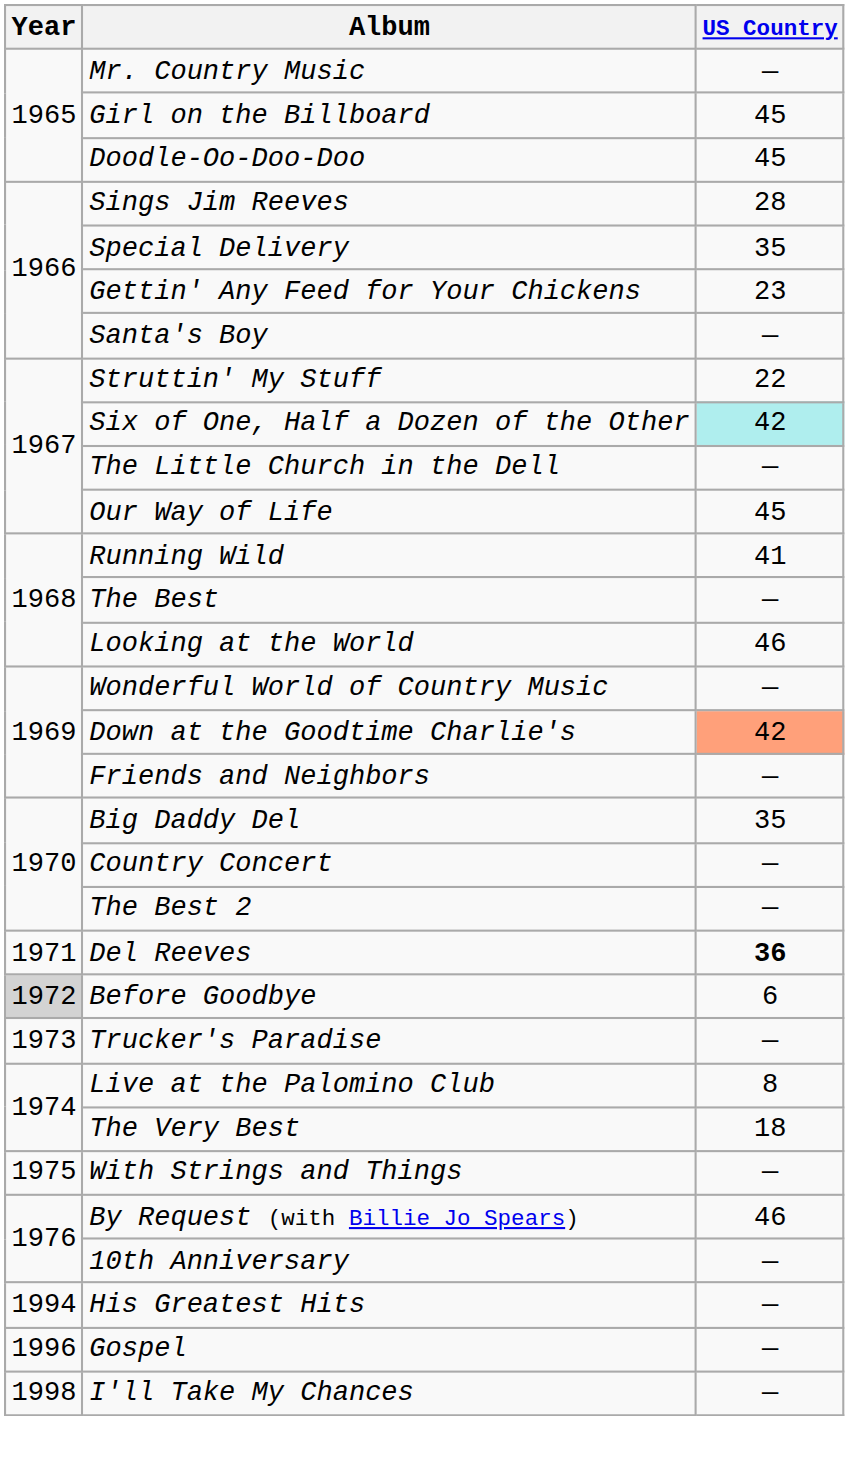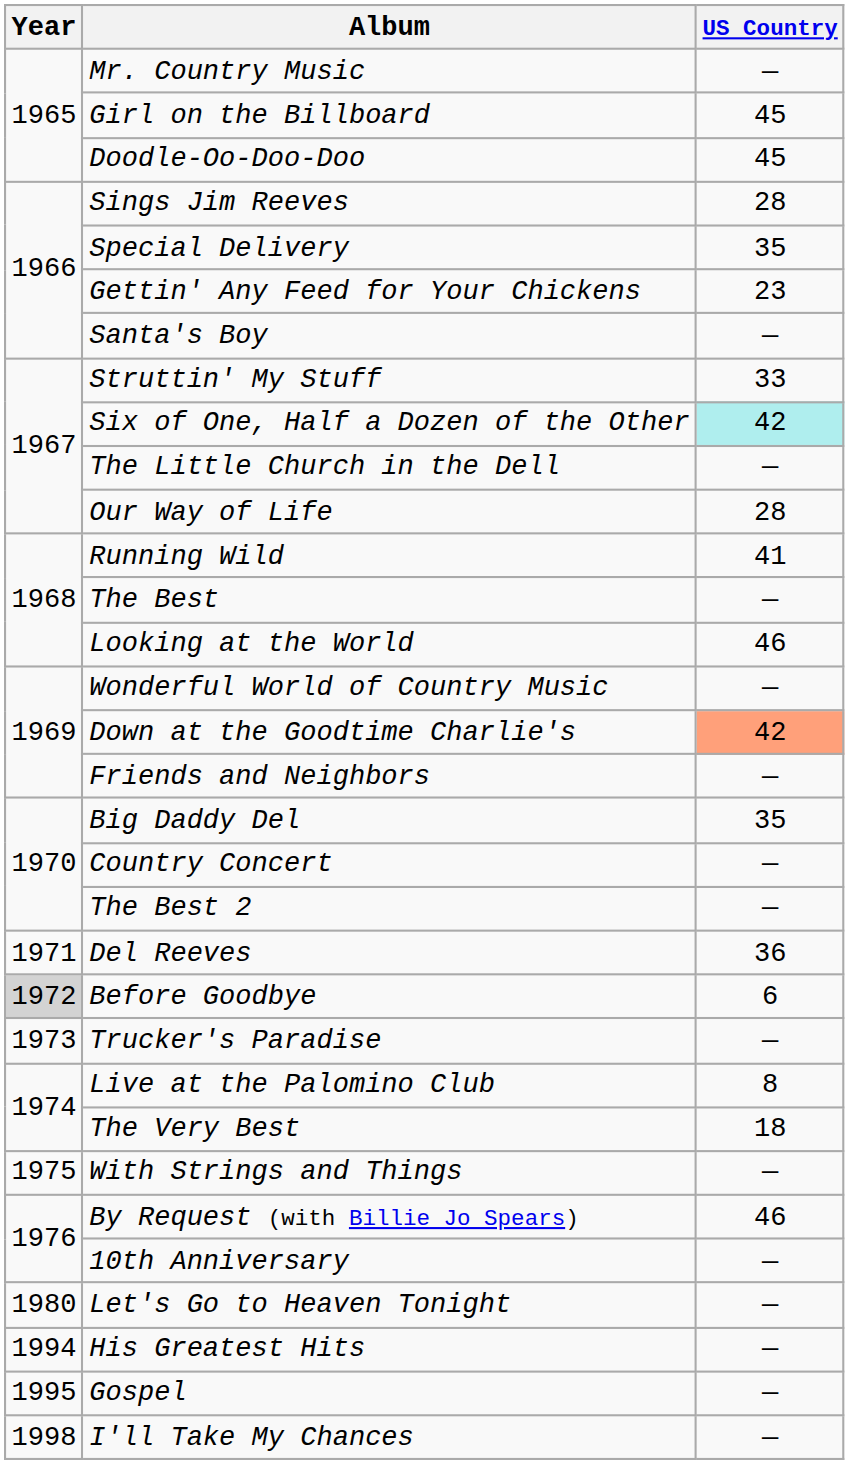(770, 380) 22 -> (770, 380) 33
(770, 512) 45 -> (770, 512) 28
(770, 953) bold -> (770, 953) normal
+ row: (300, 1305)
(44, 1349) 1996 -> (44, 1393) 1995
